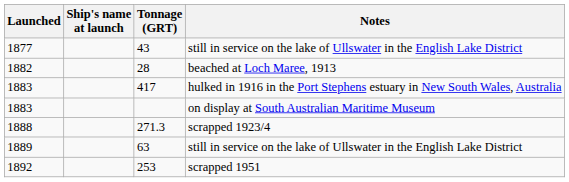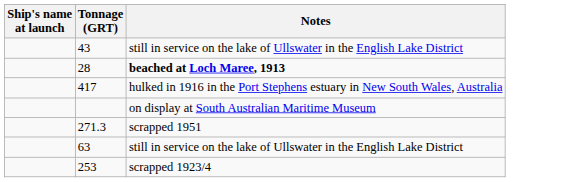- column: (34, 21)
(262, 68) normal -> (207, 68) bold
(229, 127) scrapped 1923/4 -> (165, 127) scrapped 1951
(224, 166) scrapped 1951 -> (170, 166) scrapped 1923/4
